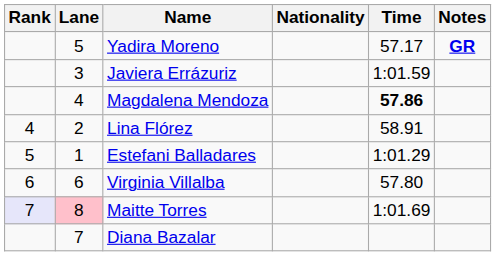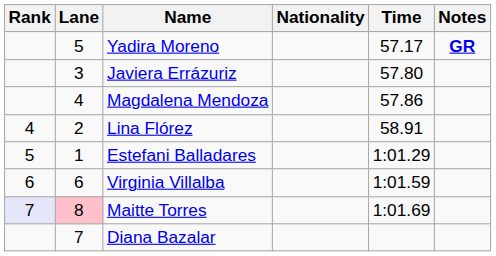(402, 73) 1:01.59 -> (402, 73) 57.80
(402, 100) bold -> (402, 100) normal
(402, 182) 57.80 -> (402, 182) 1:01.59
